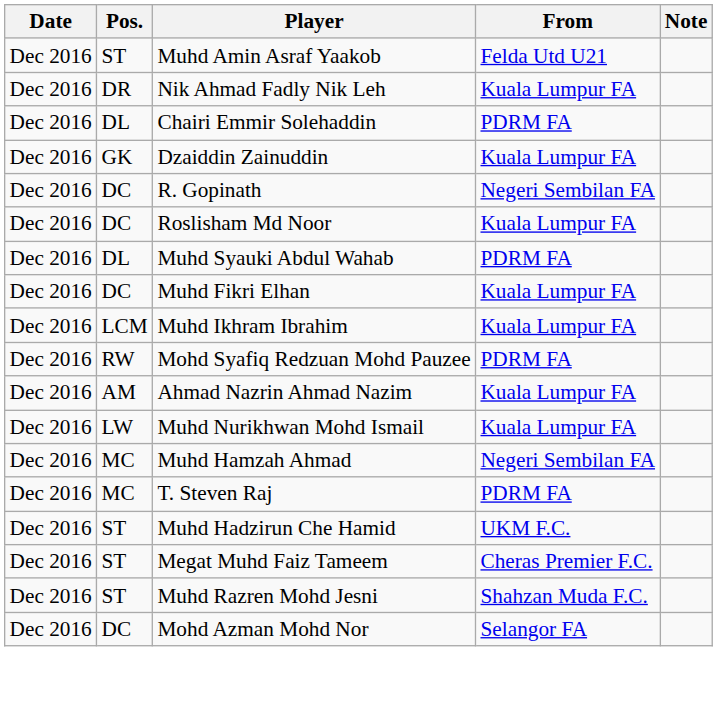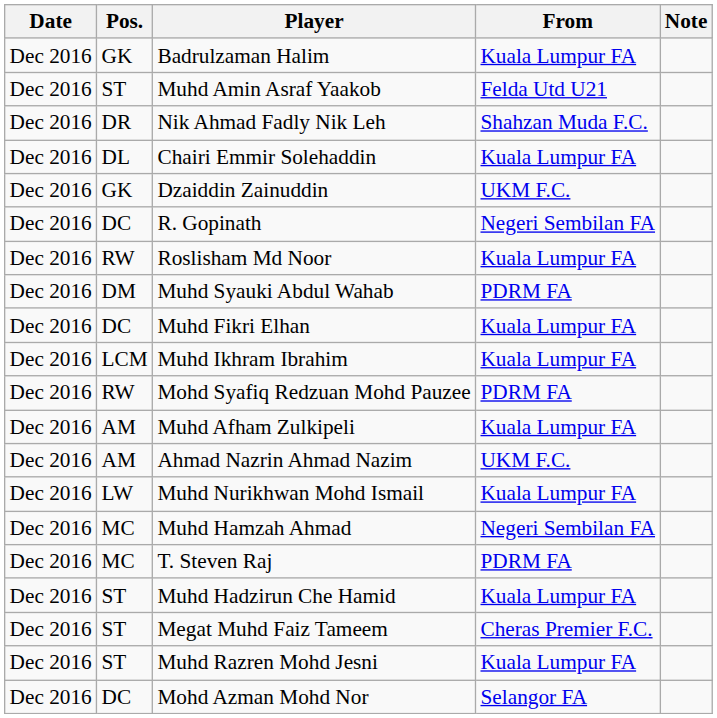+ row: (243, 55)
(558, 88) Kuala Lumpur FA -> (564, 122) Shahzan Muda F.C.
(526, 122) PDRM FA -> (558, 156) Kuala Lumpur FA
(558, 156) Kuala Lumpur FA -> (525, 190) UKM F.C.
(116, 223) DC -> (118, 257) RW
(116, 257) DL -> (119, 291) DM
+ row: (256, 426)
(558, 392) Kuala Lumpur FA -> (525, 460) UKM F.C.
(525, 527) UKM F.C. -> (558, 595) Kuala Lumpur FA
(564, 595) Shahzan Muda F.C. -> (558, 662) Kuala Lumpur FA
